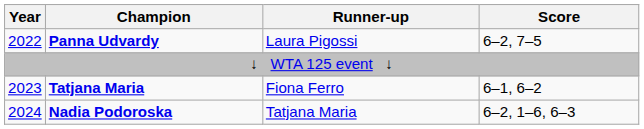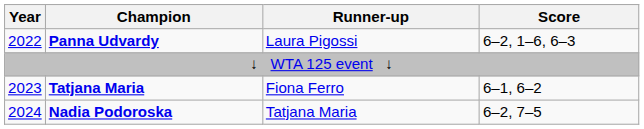(512, 41) 6–2, 7–5 -> (529, 41) 6–2, 1–6, 6–3
(529, 112) 6–2, 1–6, 6–3 -> (512, 112) 6–2, 7–5
